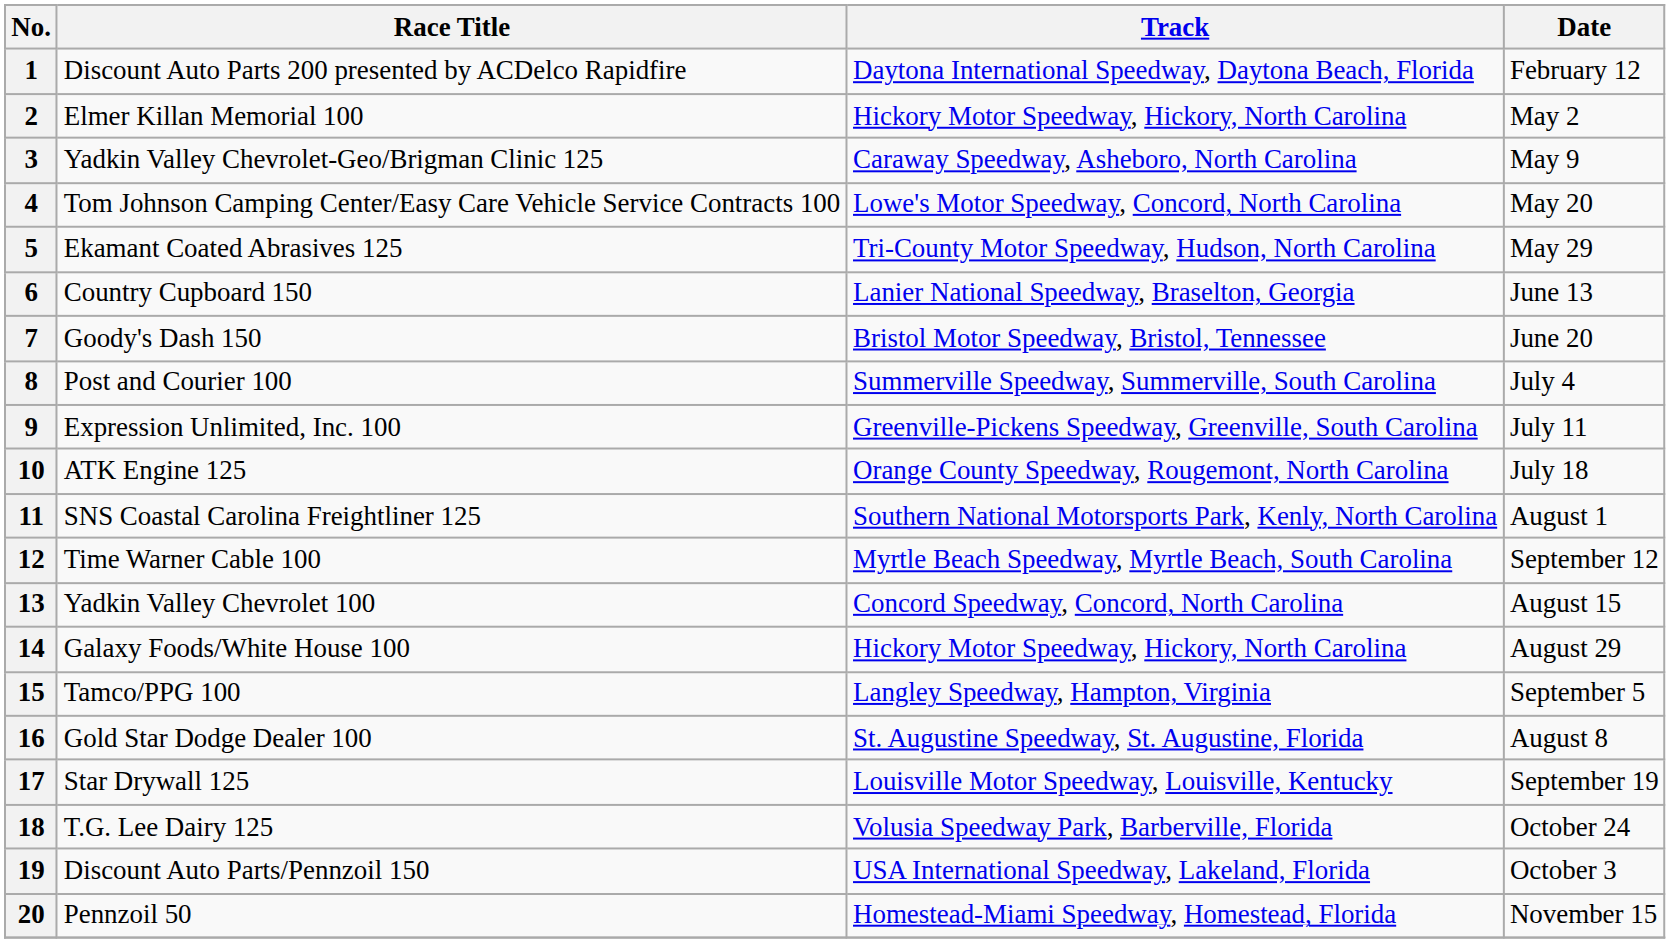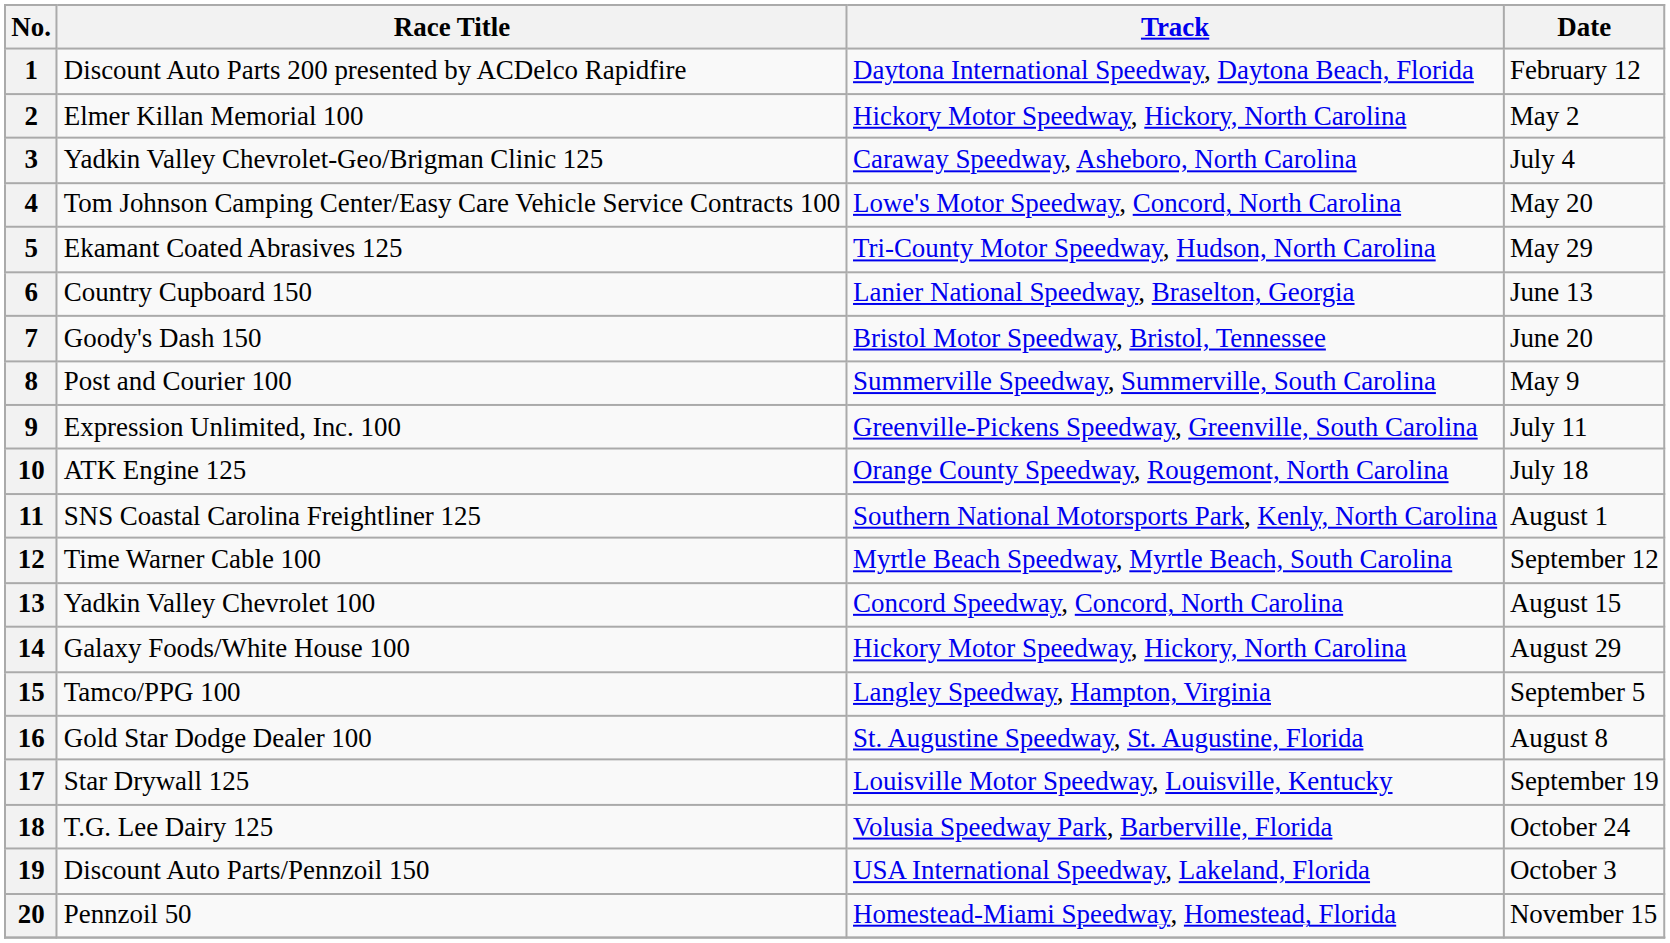(1545, 159) May 9 -> (1542, 159) July 4
(1542, 381) July 4 -> (1545, 381) May 9
